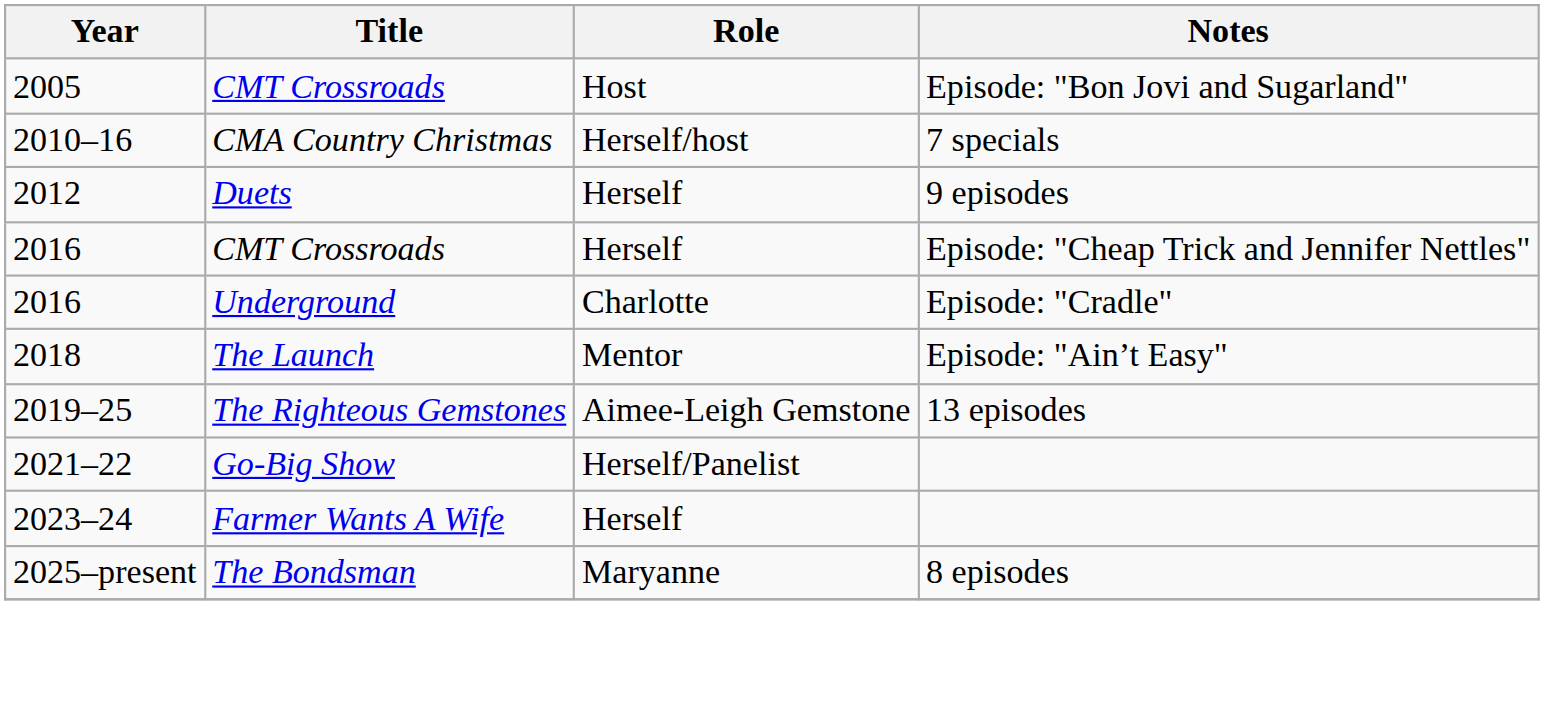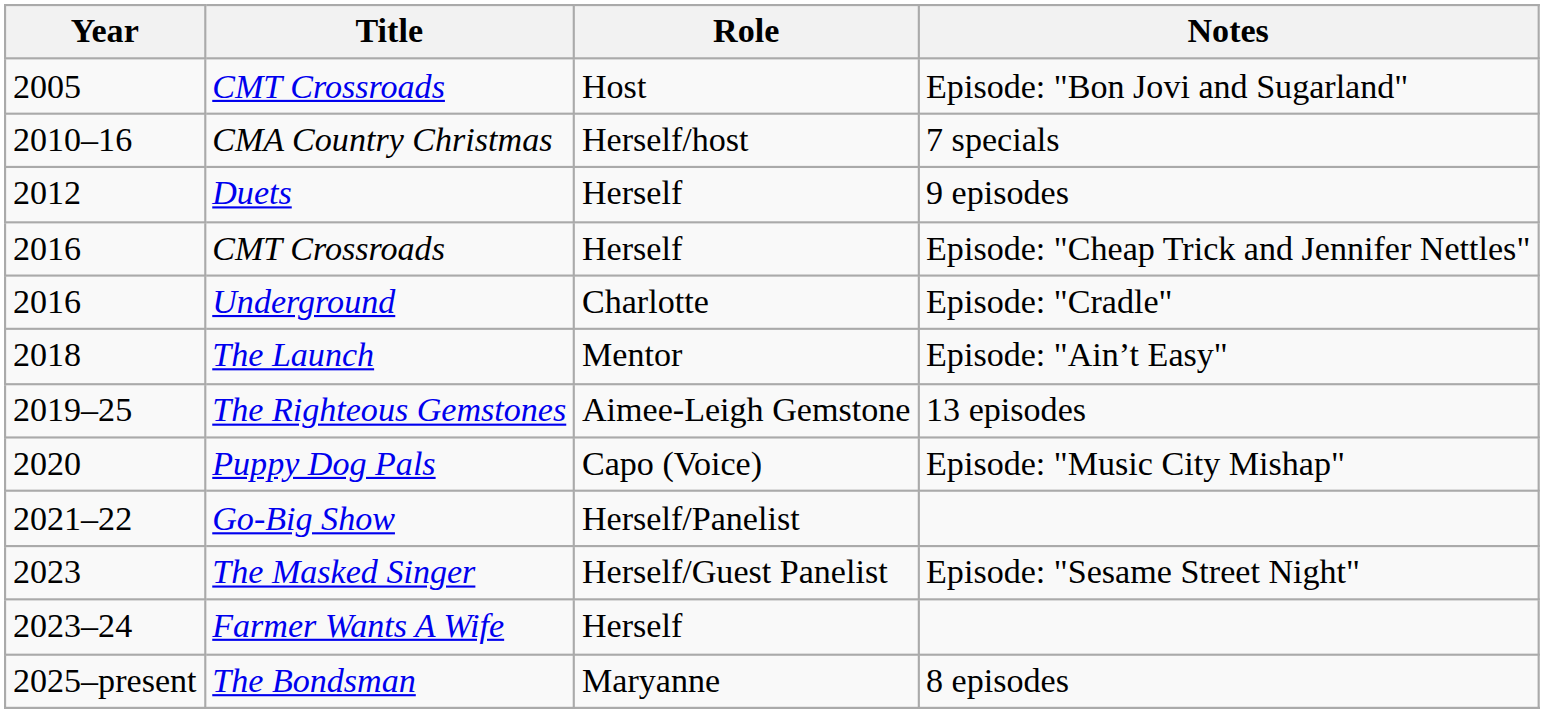+ row: (324, 463)
+ row: (344, 572)
